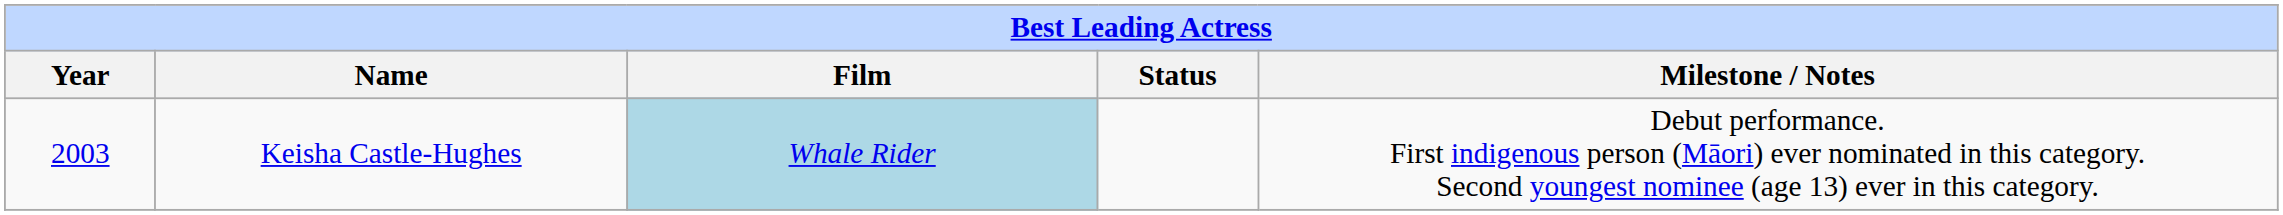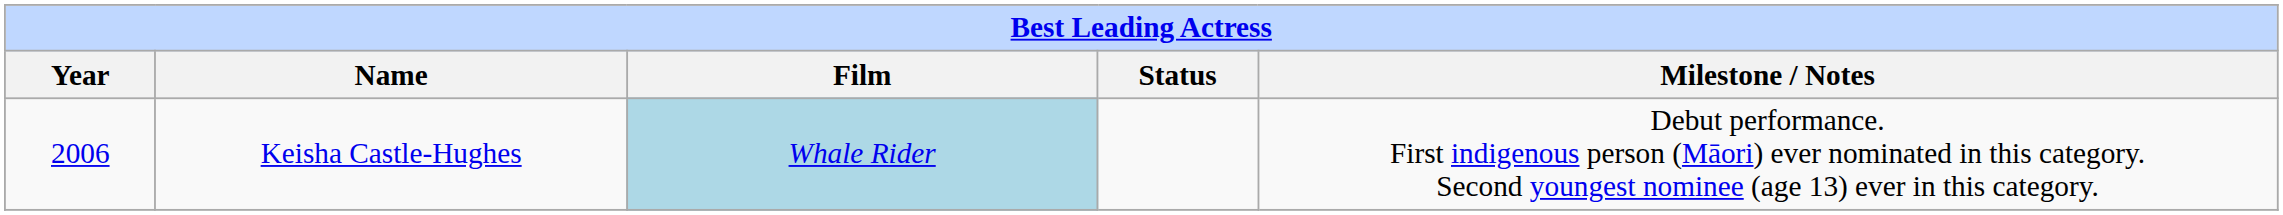(80, 153) 2003 -> (80, 153) 2006
